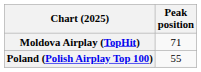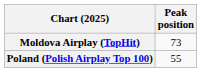(176, 42) 71 -> (176, 42) 73
